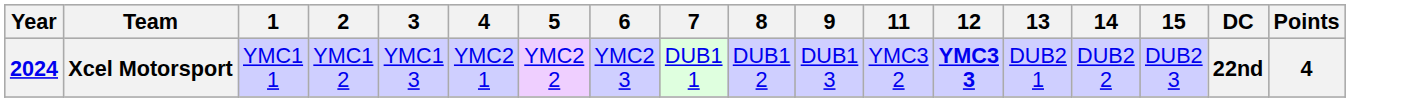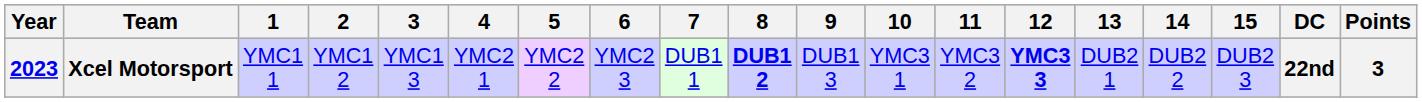+ column: (900, 21)
(34, 67) 2024 -> (34, 67) 2023
(762, 67) normal -> (762, 67) bold
(1307, 67) 4 -> (1378, 67) 3
